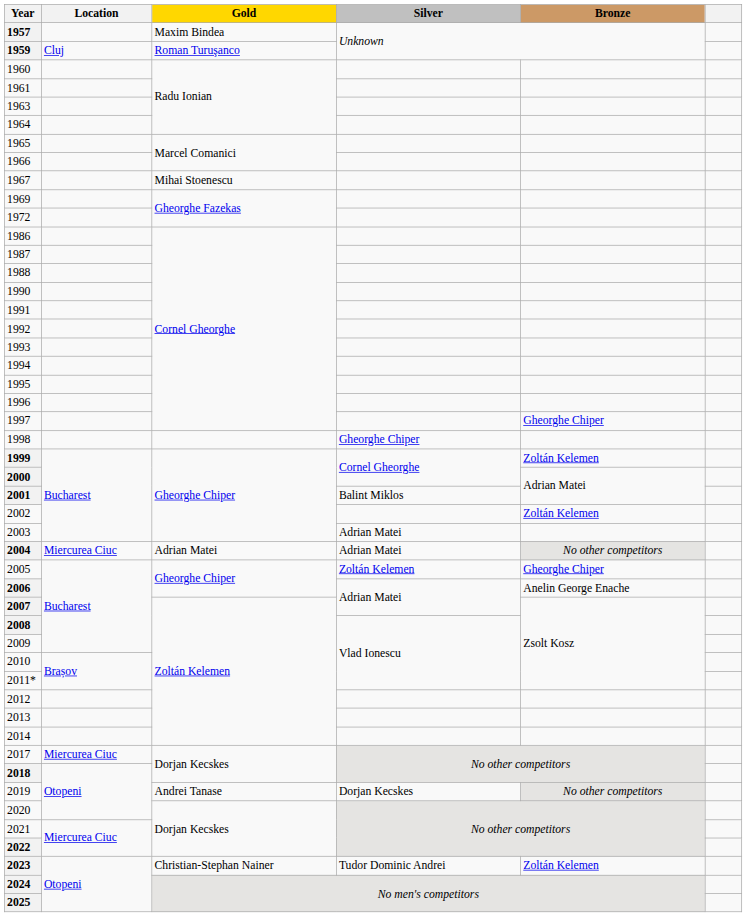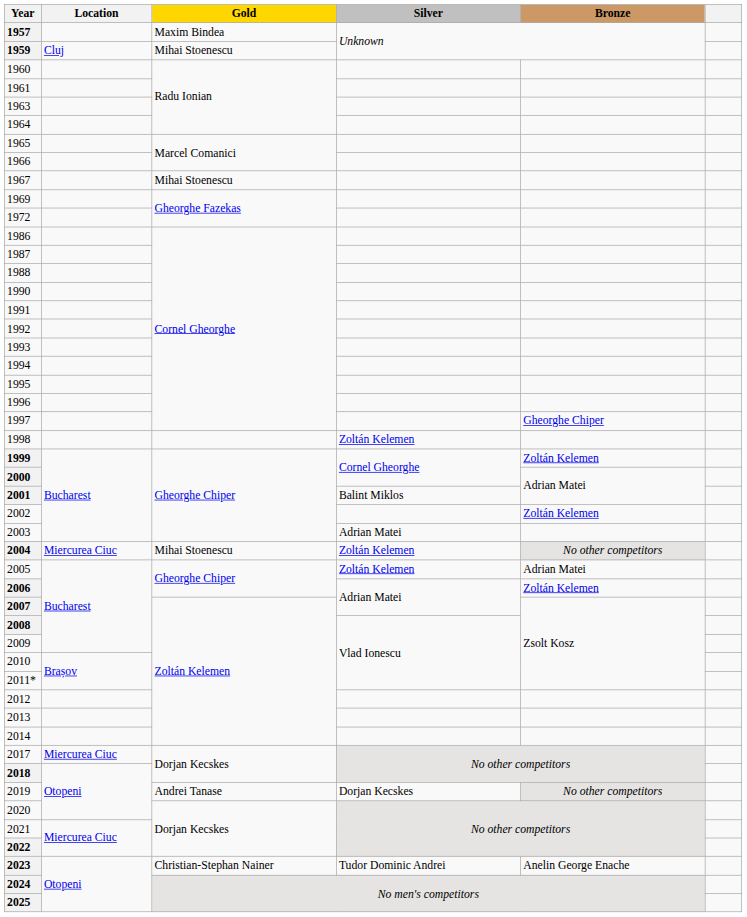(197, 50) Roman Turuşanco -> (194, 50) Mihai Stoenescu
(379, 439) Gheorghe Chiper -> (377, 439) Zoltán Kelemen
(186, 550) Adrian Matei -> (194, 550) Mihai Stoenescu
(370, 550) Adrian Matei -> (377, 550) Zoltán Kelemen
(564, 569) Gheorghe Chiper -> (555, 569) Adrian Matei
(576, 587) Anelin George Enache -> (561, 587) Zoltán Kelemen
(561, 865) Zoltán Kelemen -> (576, 865) Anelin George Enache
